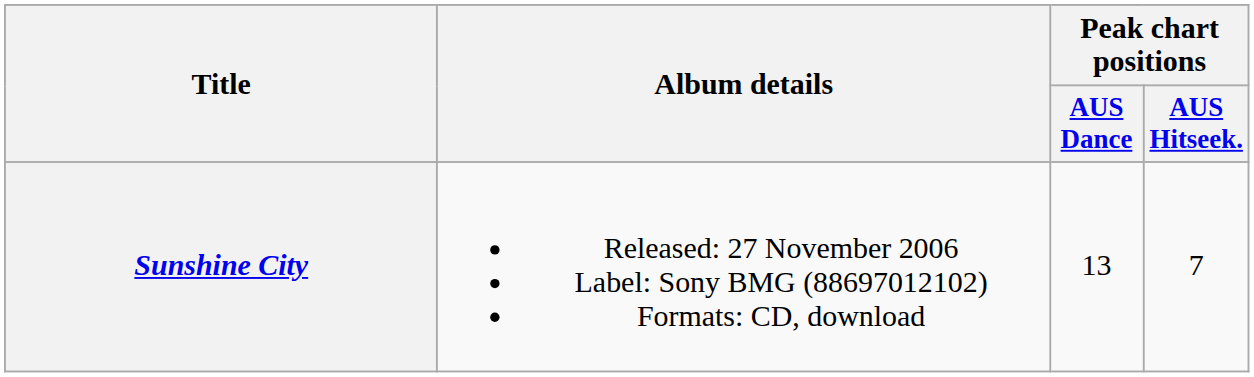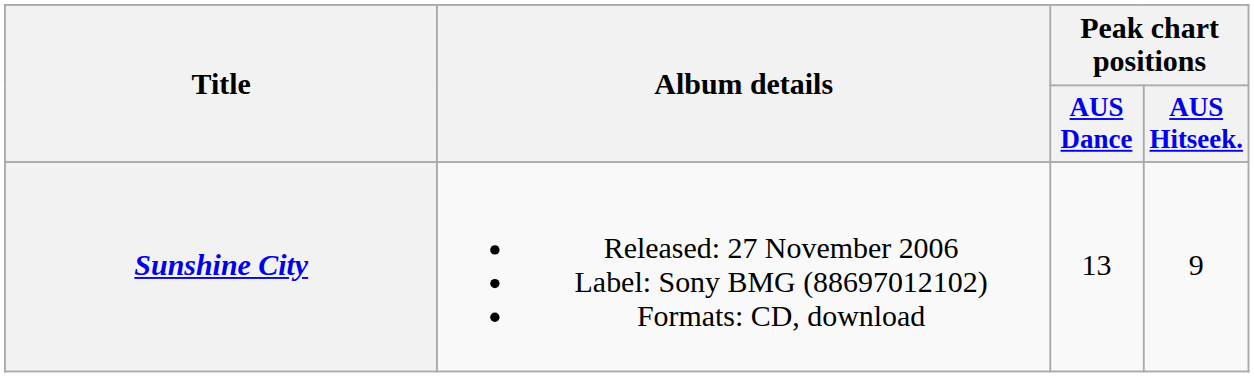(1196, 265) 7 -> (1196, 265) 9
